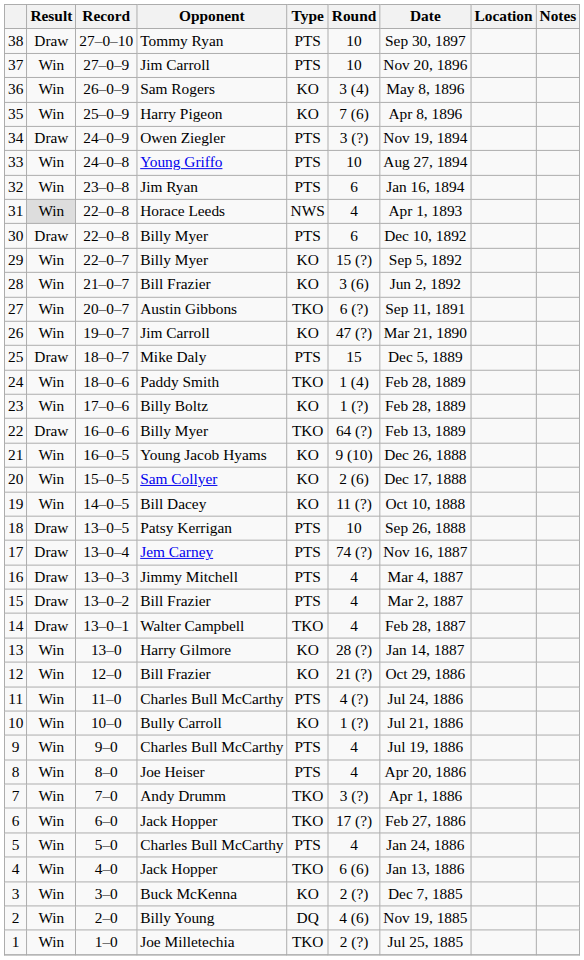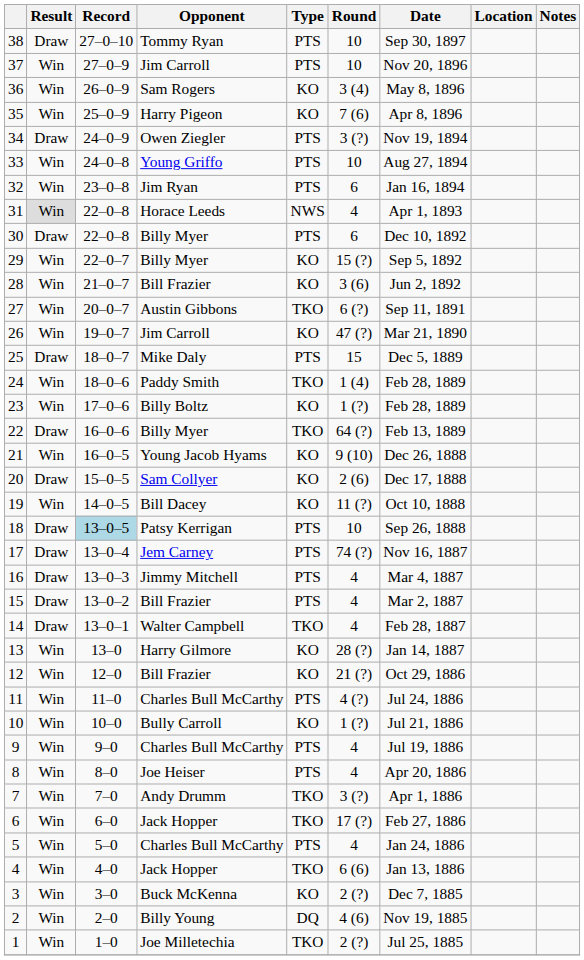(51, 479) Win -> (51, 479) Draw
(106, 528) no background -> (106, 528) lightblue background
